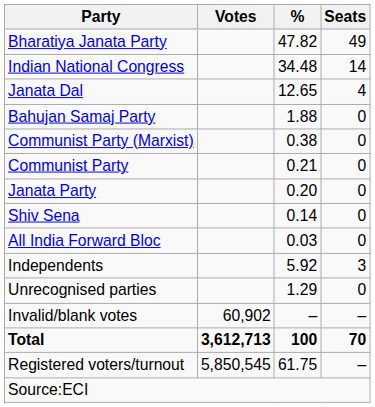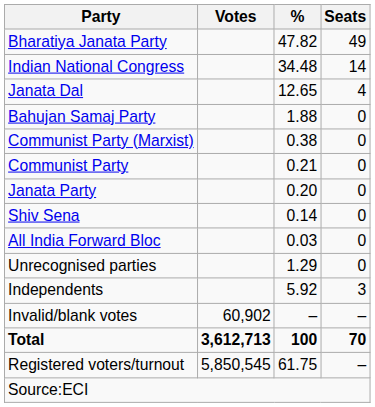rows swapped: (82, 290) <-> (56, 265)
